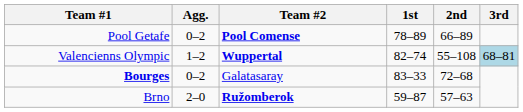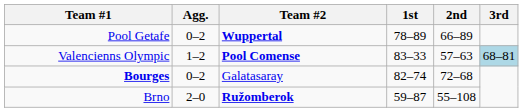(261, 35) Pool Comense -> (252, 35) Wuppertal
(252, 55) Wuppertal -> (261, 55) Pool Comense
(410, 55) 82–74 -> (410, 55) 83–33
(457, 55) 55–108 -> (457, 55) 57–63
(410, 76) 83–33 -> (410, 76) 82–74
(457, 96) 57–63 -> (457, 96) 55–108
